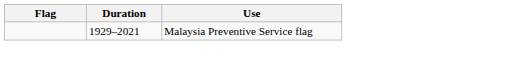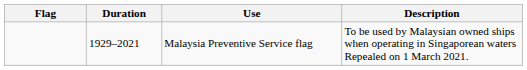+ column: (432, 13)
